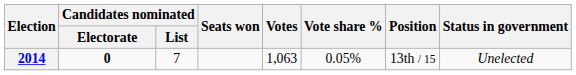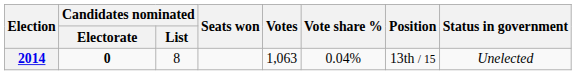(177, 59) 7 -> (177, 59) 8
(343, 59) 0.05% -> (343, 59) 0.04%
